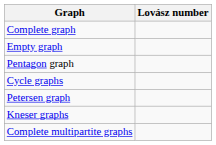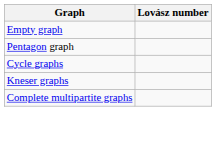- row: (41, 30)
- row: (39, 98)
